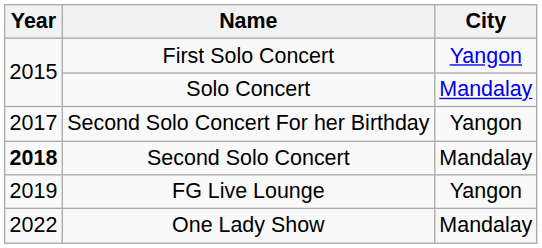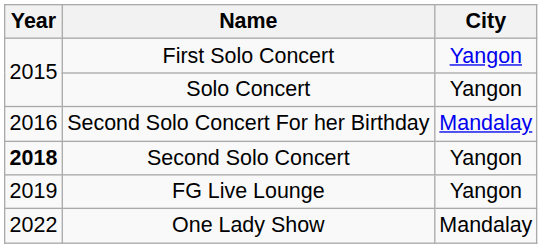(486, 89) Mandalay -> (486, 89) Yangon
(33, 123) 2017 -> (33, 123) 2016
(486, 123) Yangon -> (486, 123) Mandalay
(486, 157) Mandalay -> (486, 157) Yangon
